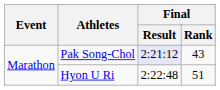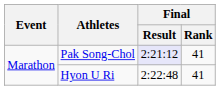(198, 55) 43 -> (198, 55) 41
(198, 75) 51 -> (198, 75) 41
